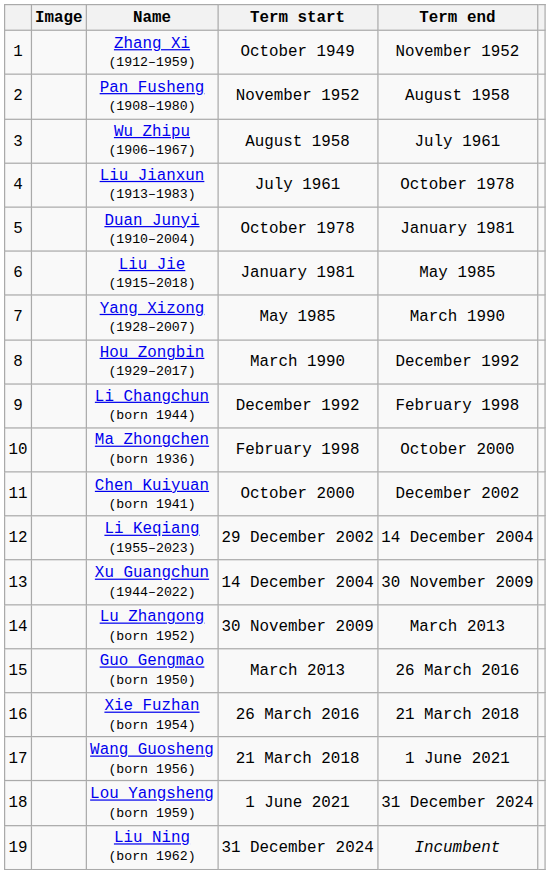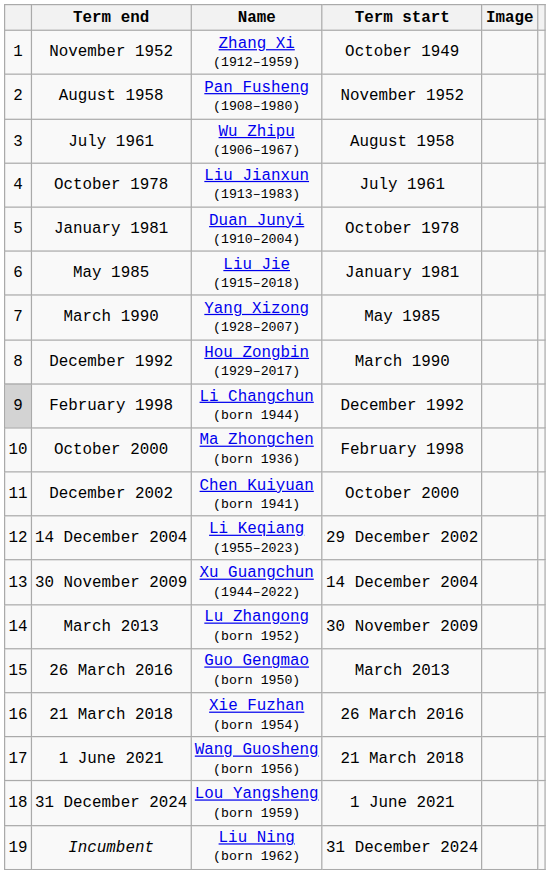columns swapped: (59, 18) <-> (457, 18)
(18, 406) no background -> (18, 406) lightgrey background
